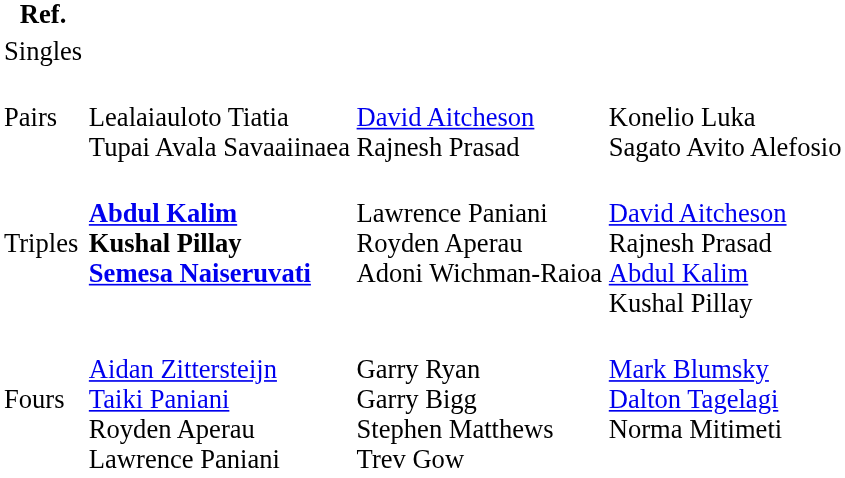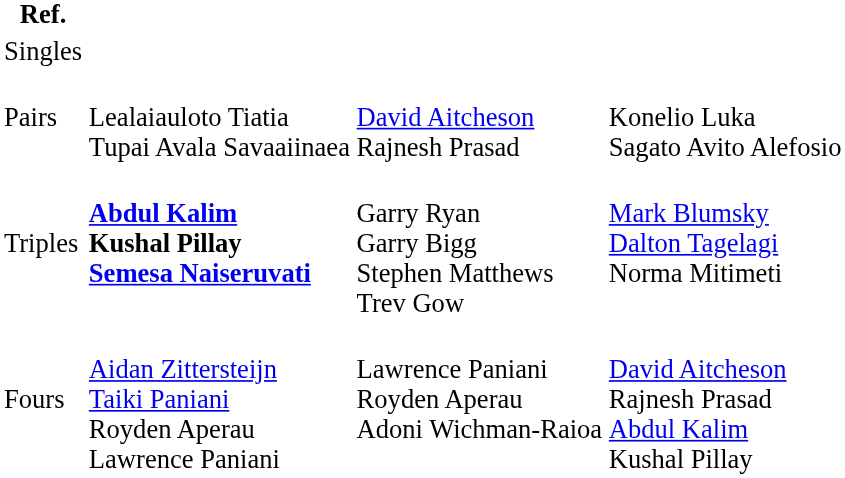(479, 243) Lawrence Paniani Royden Aperau Adoni Wichman-Raioa -> (455, 258) Garry Ryan Garry Bigg Stephen Matthews Trev Gow
(698, 258) David Aitcheson Rajnesh Prasad Abdul Kalim Kushal Pillay -> (695, 243) Mark Blumsky Dalton Tagelagi Norma Mitimeti
(455, 414) Garry Ryan Garry Bigg Stephen Matthews Trev Gow -> (479, 399) Lawrence Paniani Royden Aperau Adoni Wichman-Raioa
(695, 399) Mark Blumsky Dalton Tagelagi Norma Mitimeti -> (698, 414) David Aitcheson Rajnesh Prasad Abdul Kalim Kushal Pillay
